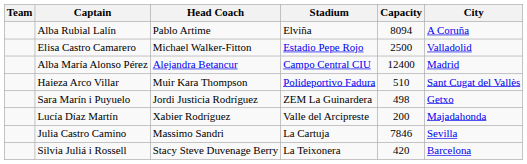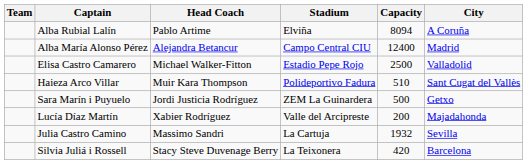rows swapped: (93, 64) <-> (87, 47)
(401, 99) 498 -> (401, 99) 500
(401, 133) 7846 -> (401, 133) 1932
